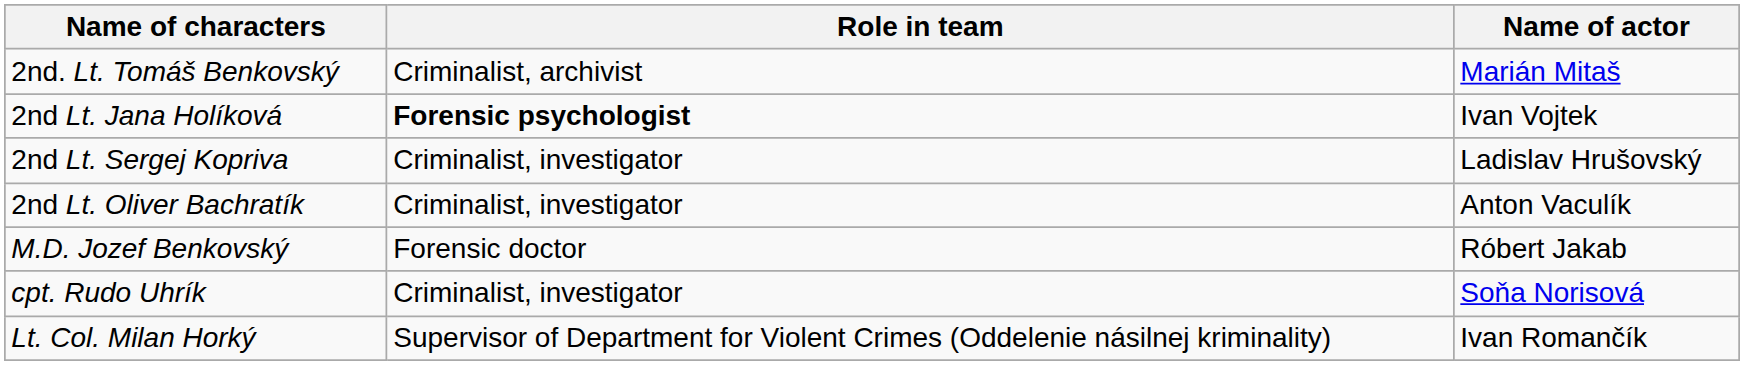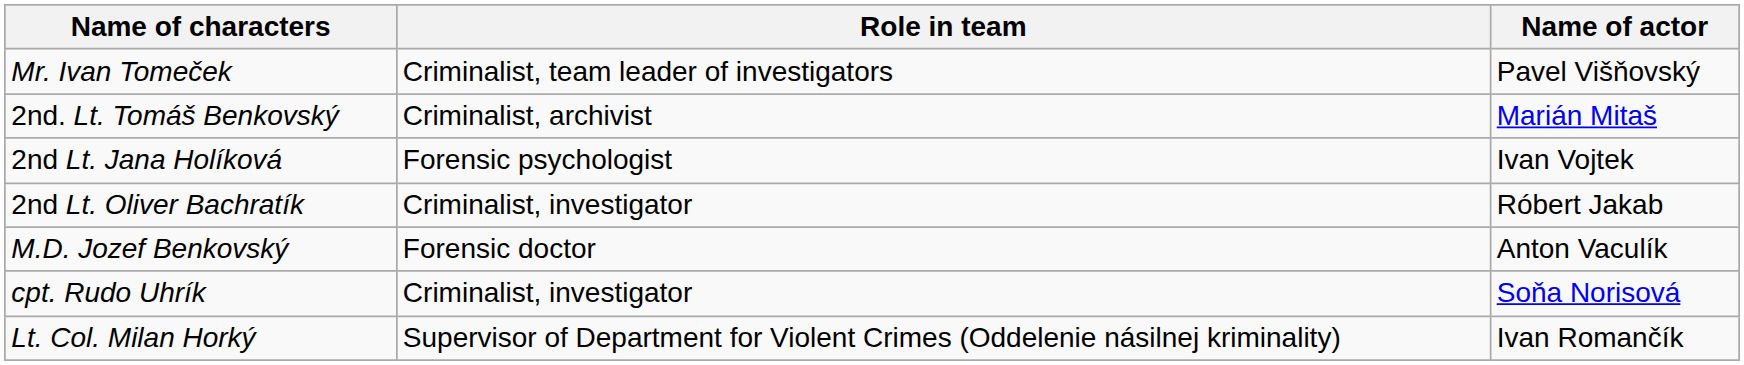+ row: (122, 71)
(542, 115) bold -> (537, 159) normal
- row: (150, 159)
(1546, 204) Anton Vaculík -> (1580, 204) Róbert Jakab
(1544, 248) Róbert Jakab -> (1582, 248) Anton Vaculík
